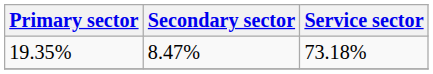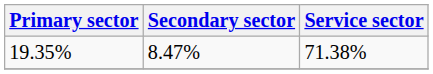(335, 52) 73.18% -> (335, 52) 71.38%
